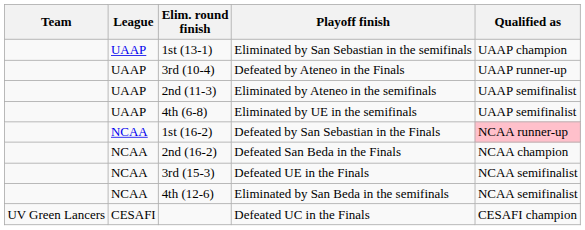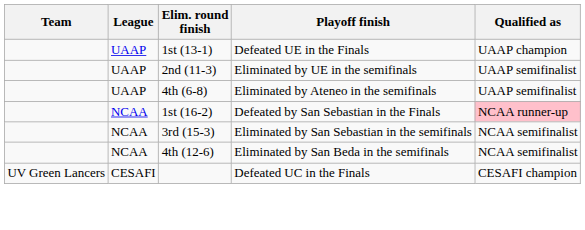(353, 49) Eliminated by San Sebastian in the semifinals -> (302, 49) Defeated UE in the Finals
- row: (188, 70)
(335, 91) Eliminated by Ateneo in the semifinals -> (326, 70) Eliminated by UE in the semifinals
(326, 111) Eliminated by UE in the semifinals -> (335, 91) Eliminated by Ateneo in the semifinals
- row: (189, 152)
(302, 173) Defeated UE in the Finals -> (353, 132) Eliminated by San Sebastian in the semifinals
